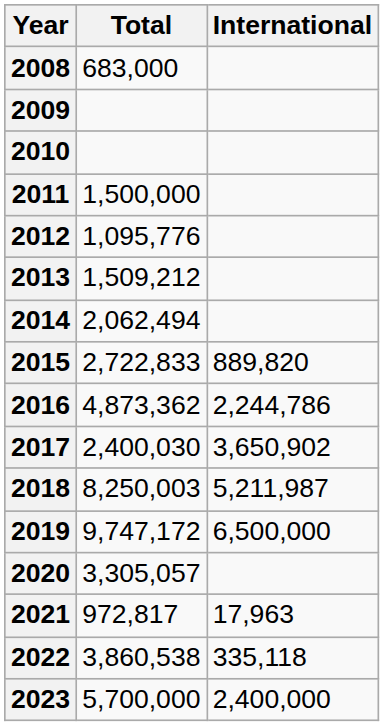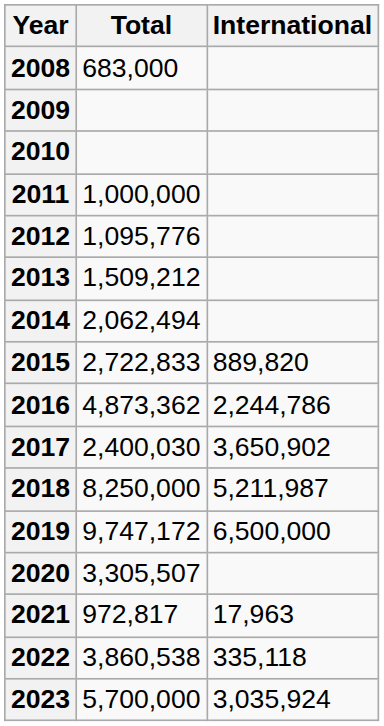(141, 194) 1,500,000 -> (141, 194) 1,000,000
(141, 488) 8,250,003 -> (141, 488) 8,250,000
(141, 573) 3,305,057 -> (141, 573) 3,305,507
(272, 699) 2,400,000 -> (272, 699) 3,035,924
